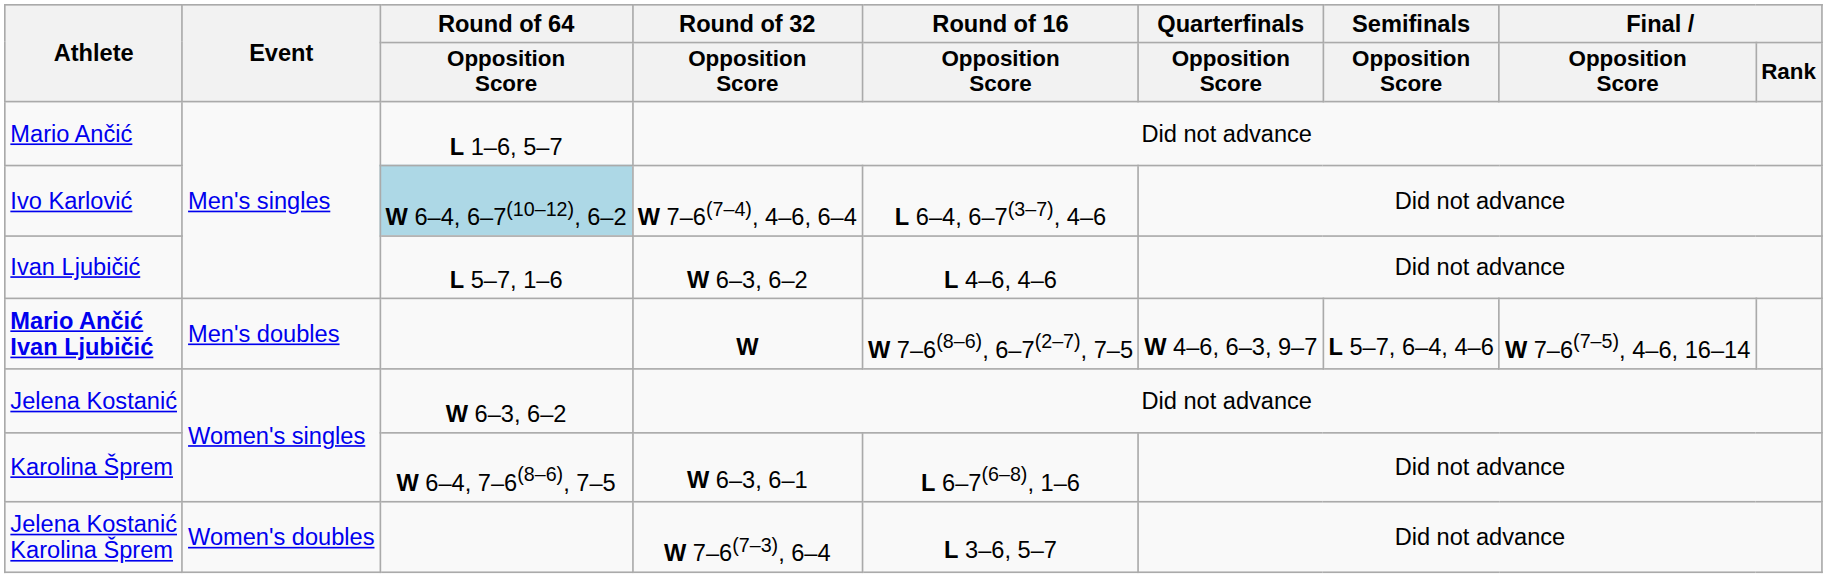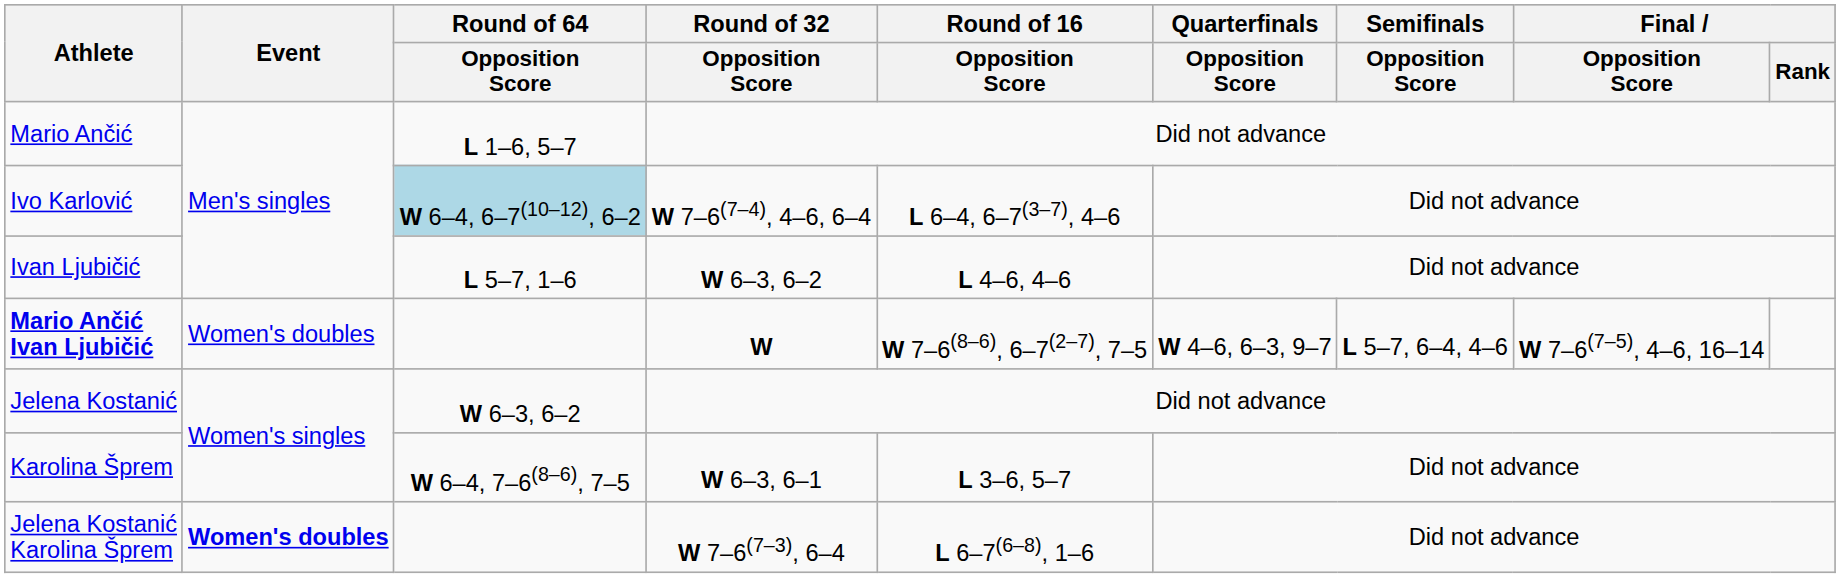(264, 334) Men's doubles -> (281, 334) Women's doubles
(1001, 481) L 6–7(6–8), 1–6 -> (1015, 481) L 3–6, 5–7
(281, 537) normal -> (288, 537) bold
(1001, 550) L 3–6, 5–7 -> (1015, 550) L 6–7(6–8), 1–6
